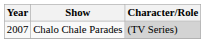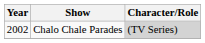(18, 30) 2007 -> (18, 30) 2002
